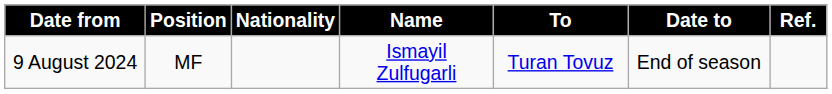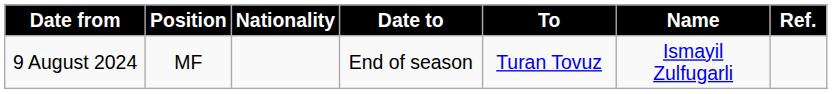columns swapped: (416, 20) <-> (699, 20)
